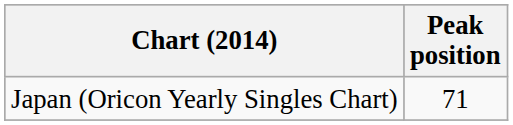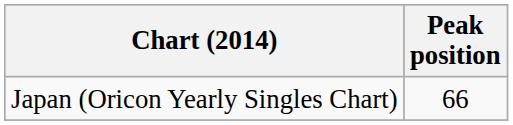(455, 98) 71 -> (455, 98) 66
